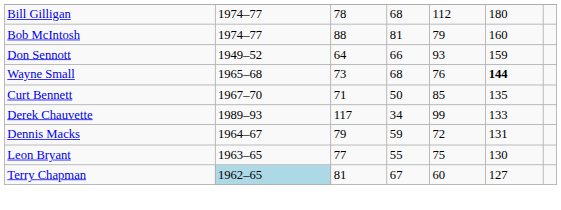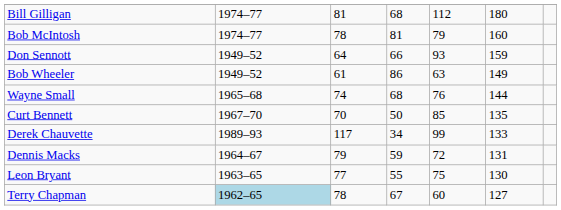(340, 14) 78 -> (340, 14) 81
(340, 34) 88 -> (340, 34) 78
+ row: (41, 74)
(340, 74) 73 -> (340, 94) 74
(498, 74) bold -> (498, 94) normal
(340, 94) 71 -> (340, 114) 70
(340, 174) 81 -> (340, 194) 78
